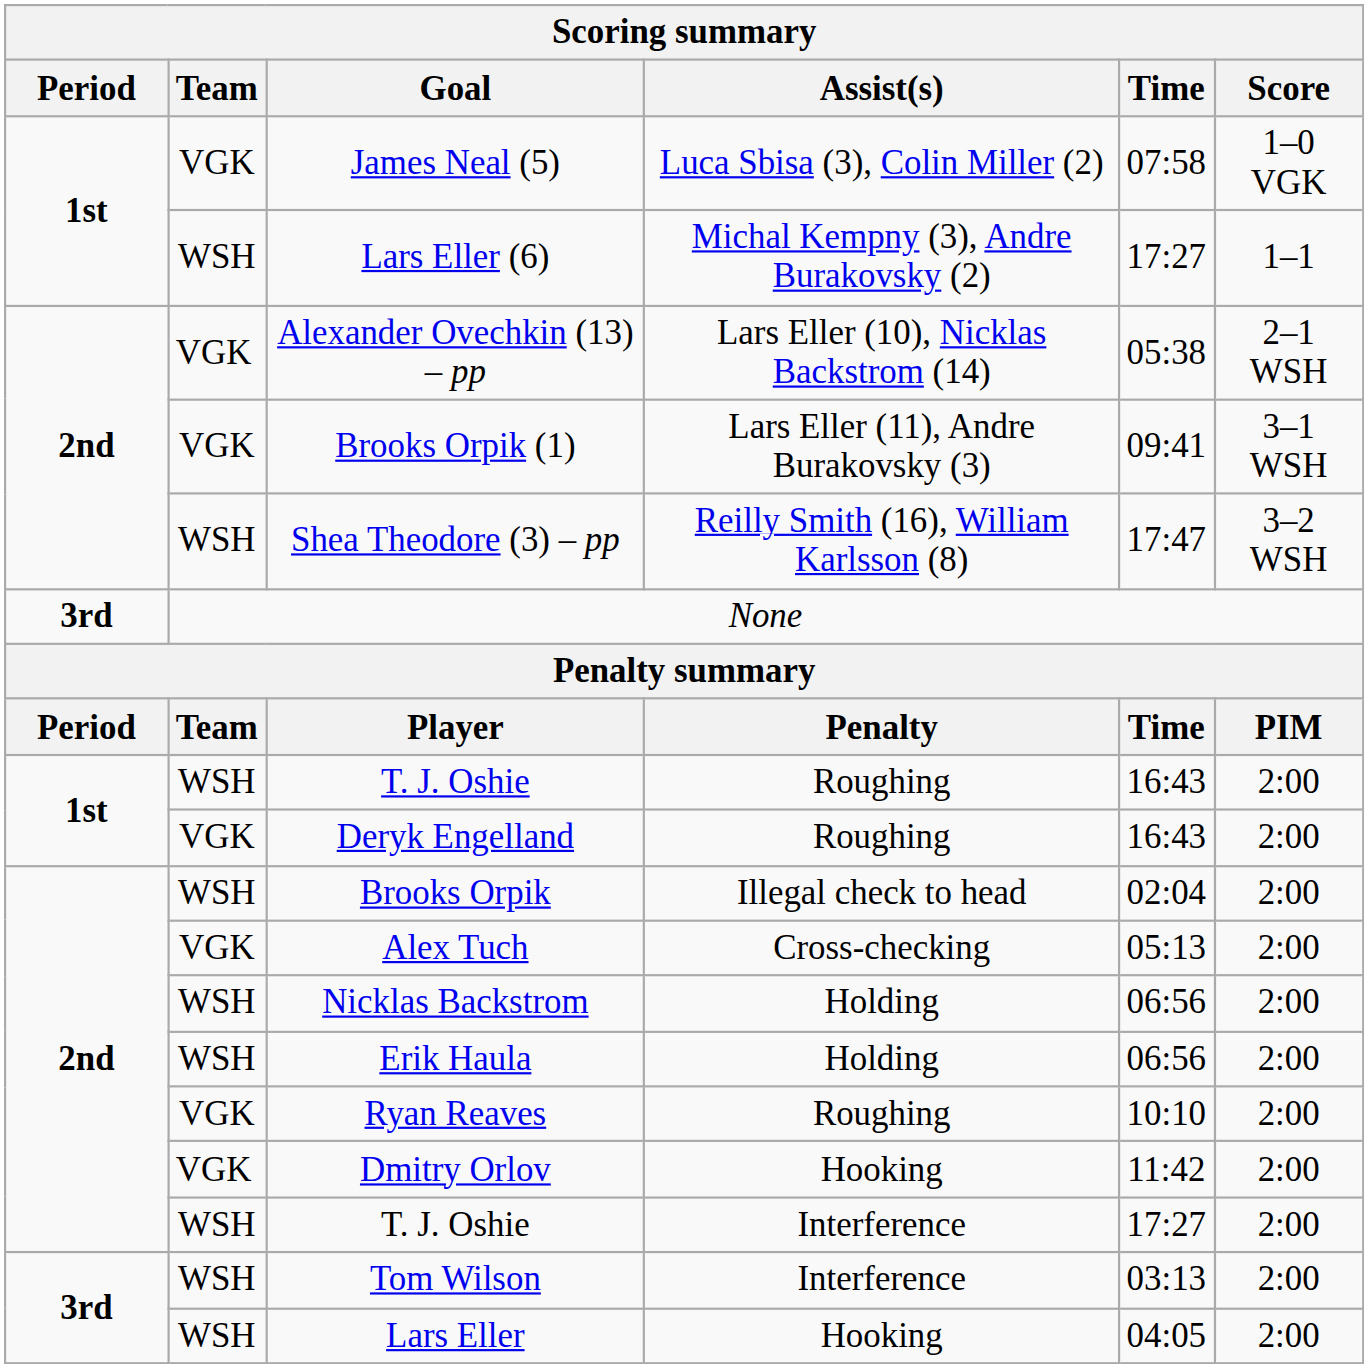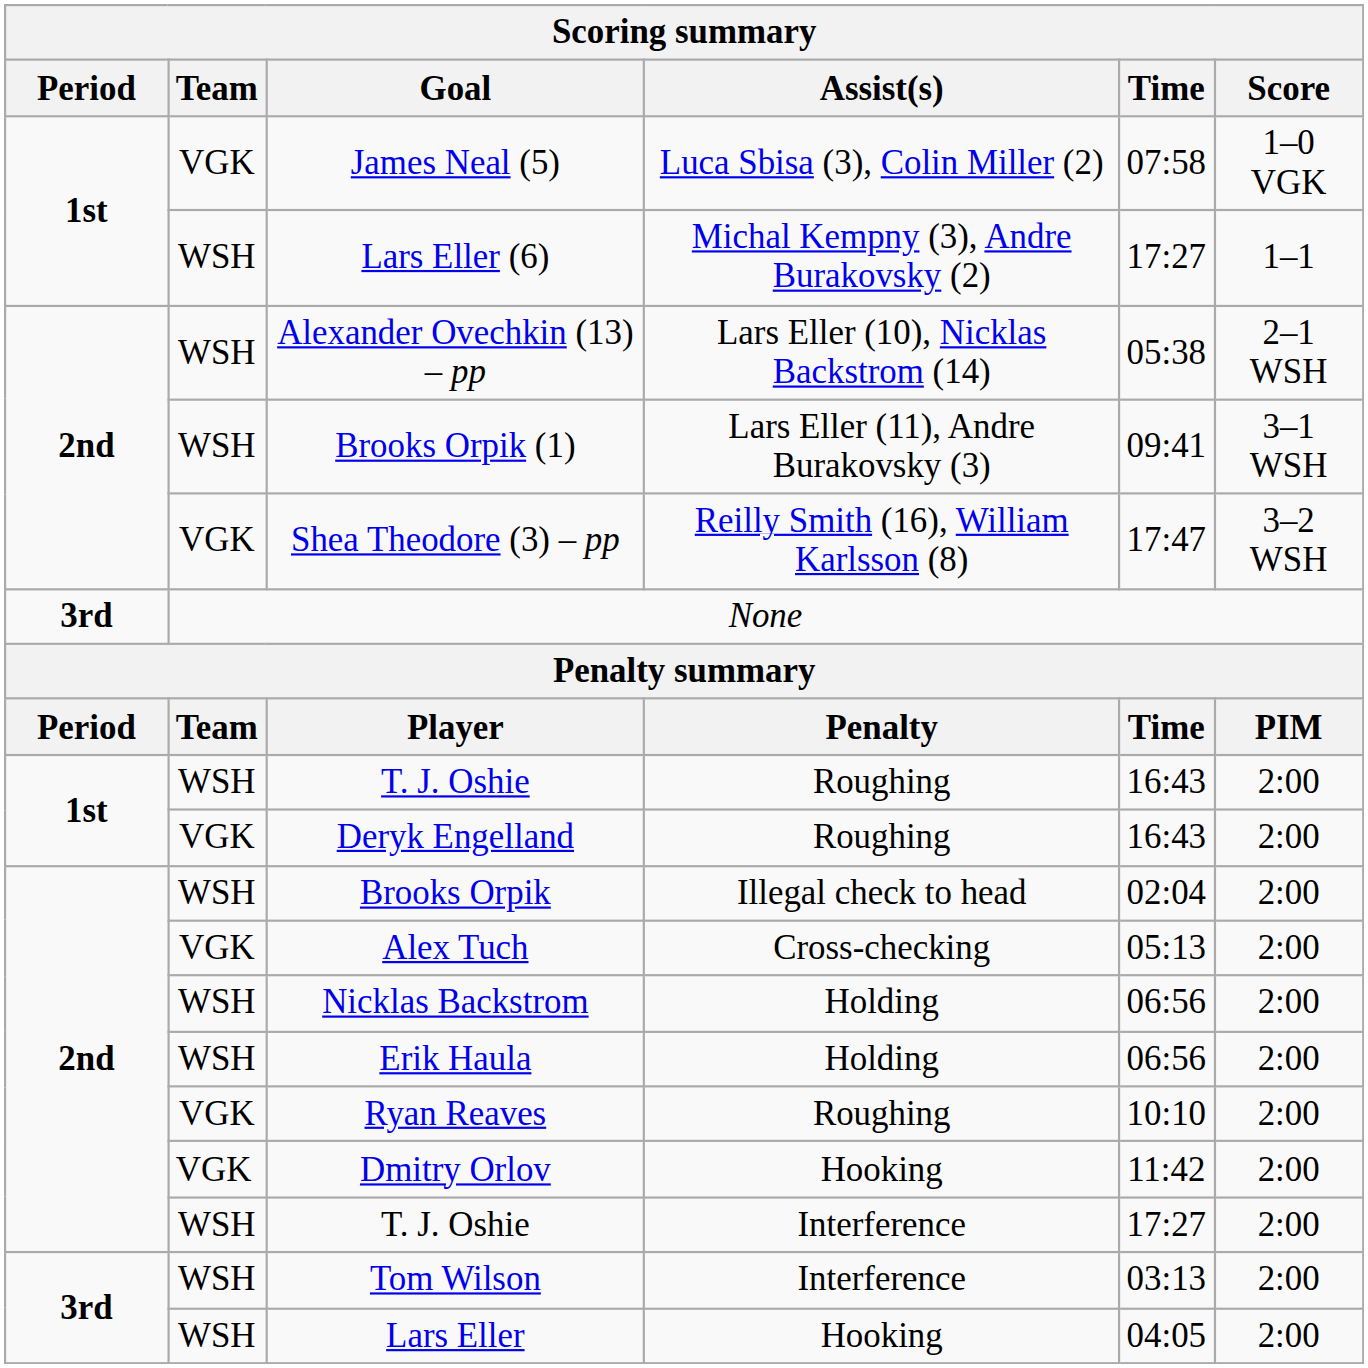(214, 351) VGK -> (217, 351) WSH
(217, 446) VGK -> (217, 446) WSH
(217, 540) WSH -> (217, 540) VGK
